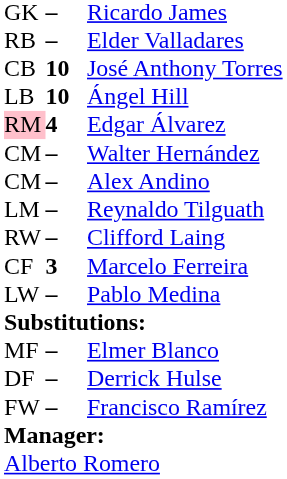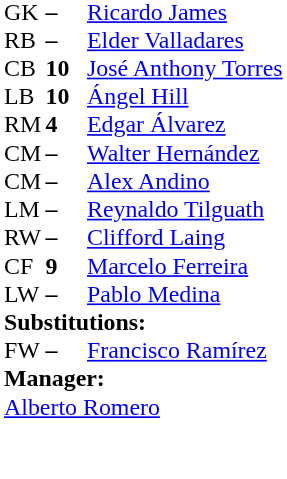(23, 124) pink background -> (23, 124) no background
(51, 265) 3 -> (51, 265) 9
- row: (153, 350)
- row: (154, 378)
